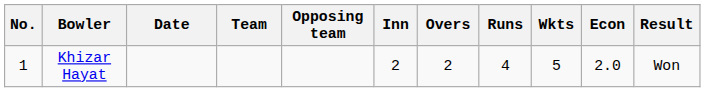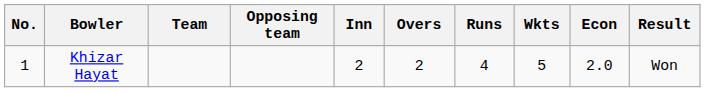- column: (172, 25)
